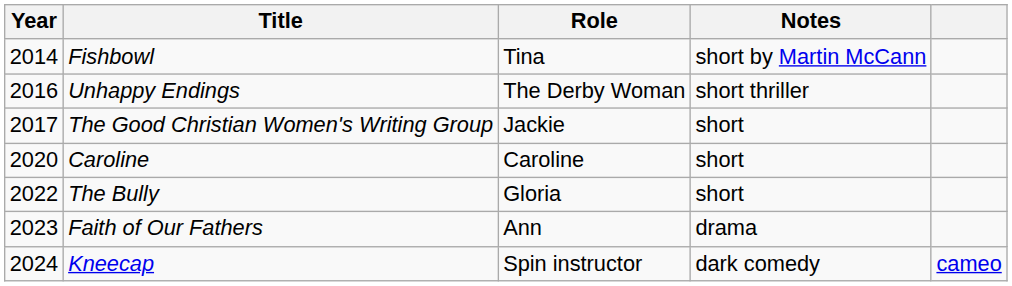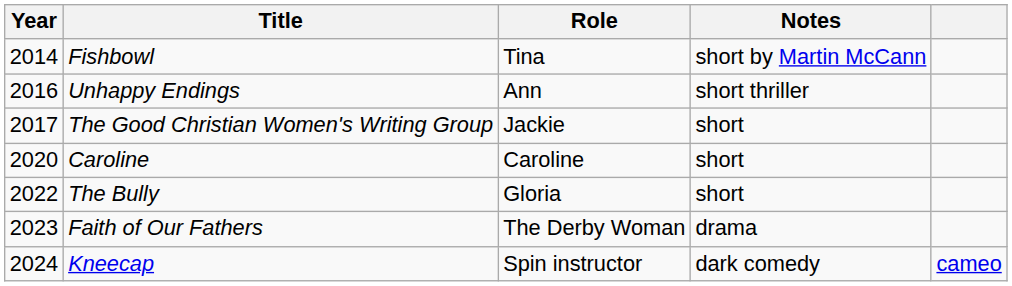(594, 90) The Derby Woman -> (523, 90) Ann
(523, 228) Ann -> (594, 228) The Derby Woman
